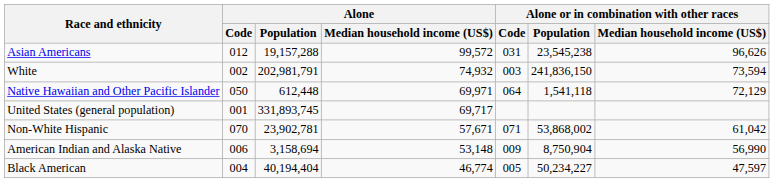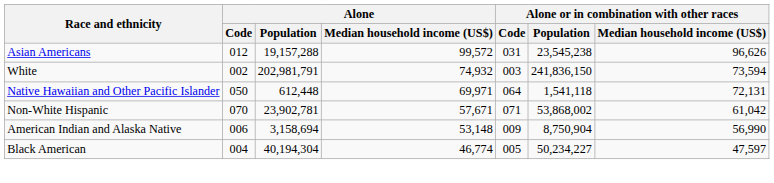(749, 91) 72,129 -> (749, 91) 72,131
- row: (91, 110)
(291, 168) 40,194,404 -> (291, 149) 40,194,304
